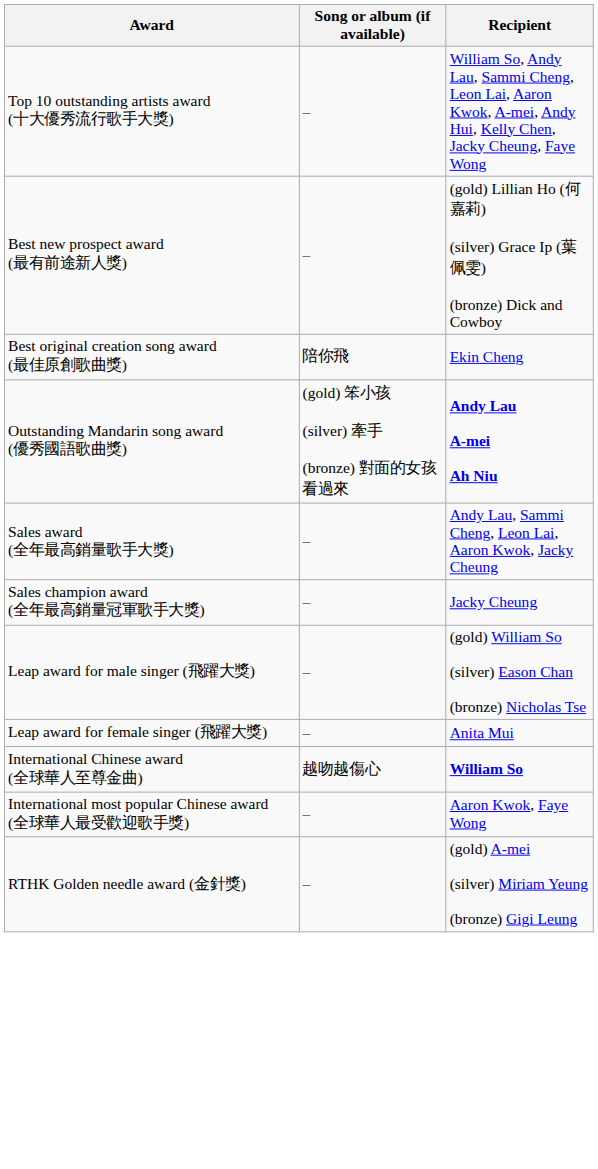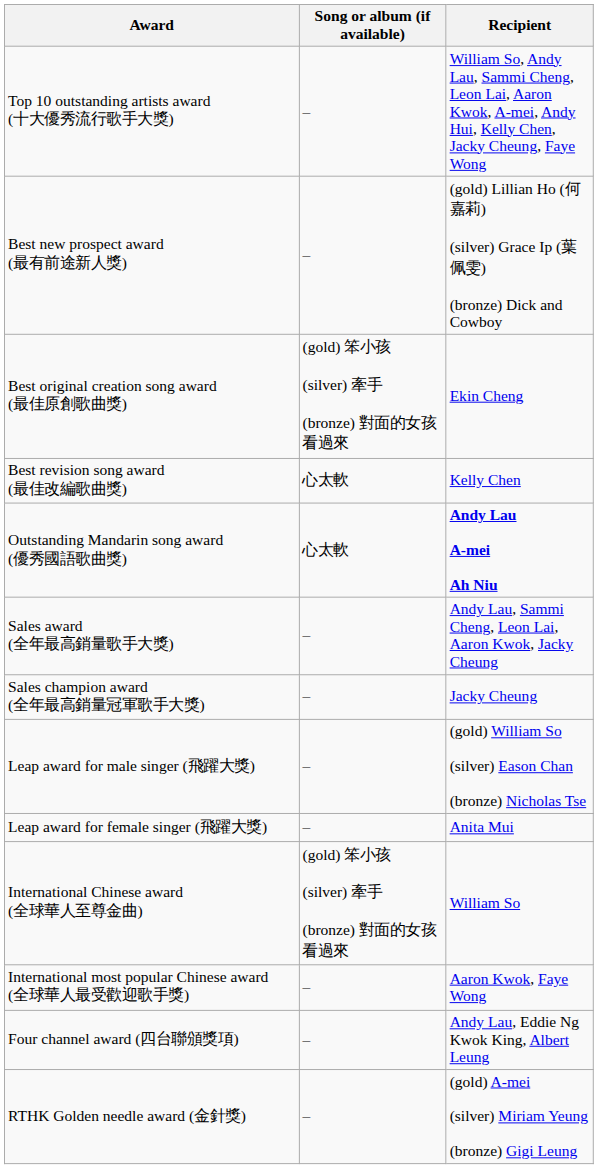(326, 356) 陪你飛 -> (369, 395) (gold) 笨小孩 (silver) 牽手 (bronze) 對面的女孩看過來
+ row: (86, 479)
(369, 440) (gold) 笨小孩 (silver) 牽手 (bronze) 對面的女孩看過來 -> (326, 549) 心太軟
(341, 768) 越吻越傷心 -> (369, 902) (gold) 笨小孩 (silver) 牽手 (bronze) 對面的女孩看過來
(486, 769) bold -> (485, 903) normal
+ row: (123, 1039)
